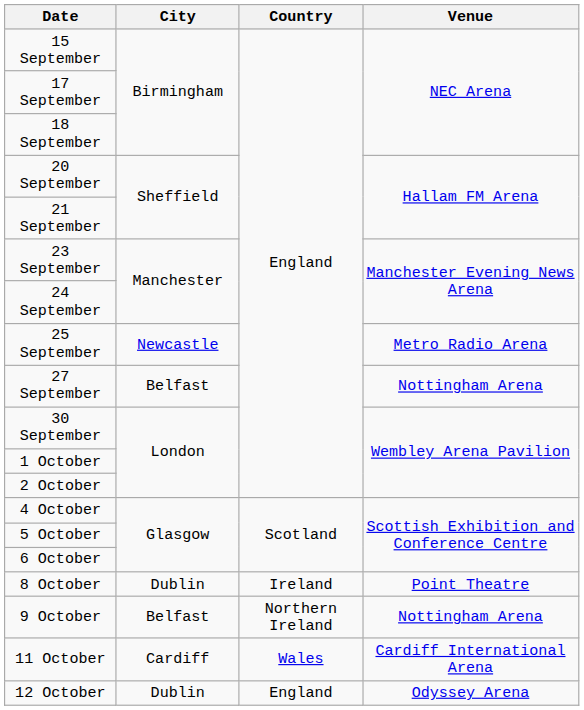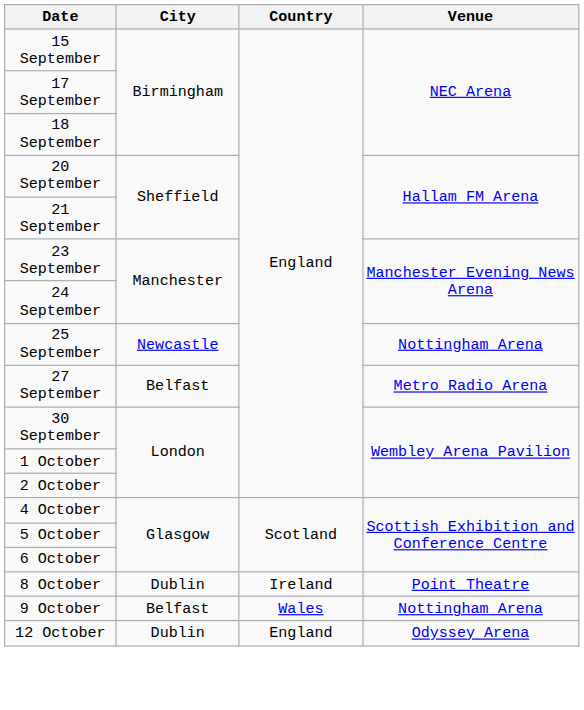(471, 344) Metro Radio Arena -> (470, 344) Nottingham Arena
(470, 386) Nottingham Arena -> (471, 386) Metro Radio Arena
(301, 617) Northern Ireland -> (301, 609) Wales
- row: (60, 659)
